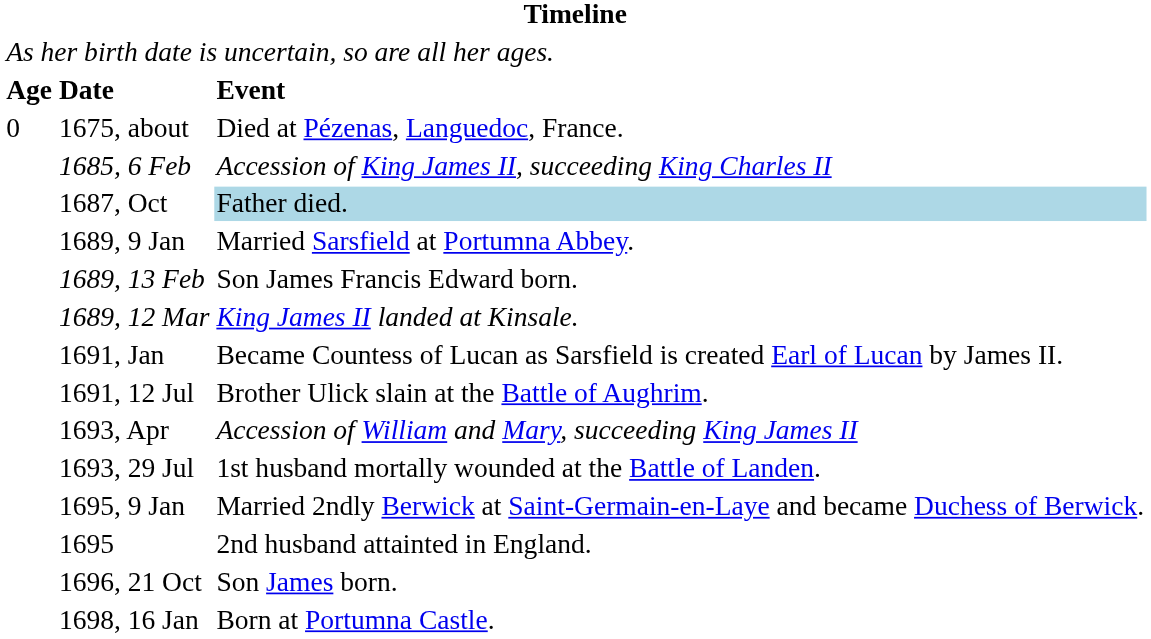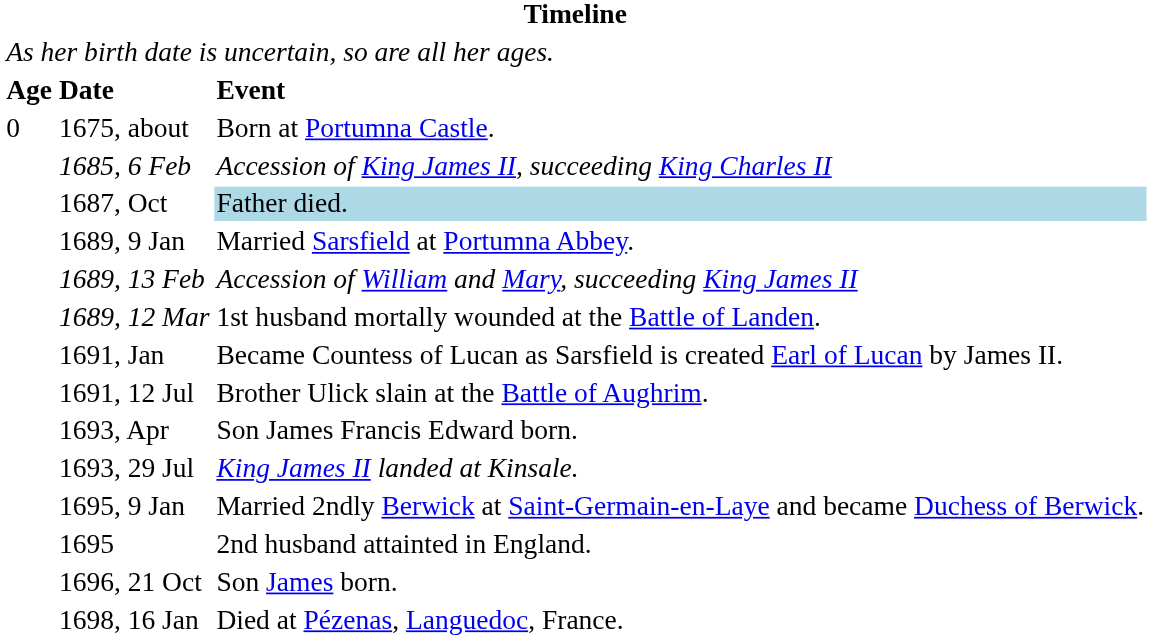(420, 127) Died at Pézenas, Languedoc, France. -> (355, 127) Born at Portumna Castle.
(397, 279) Son James Francis Edward born. -> (537, 279) Accession of William and Mary, succeeding King James II
(398, 316) King James II landed at Kinsale. -> (519, 316) 1st husband mortally wounded at the Battle of Landen.
(537, 430) Accession of William and Mary, succeeding King James II -> (397, 430) Son James Francis Edward born.
(519, 468) 1st husband mortally wounded at the Battle of Landen. -> (398, 468) King James II landed at Kinsale.
(355, 619) Born at Portumna Castle. -> (420, 619) Died at Pézenas, Languedoc, France.
